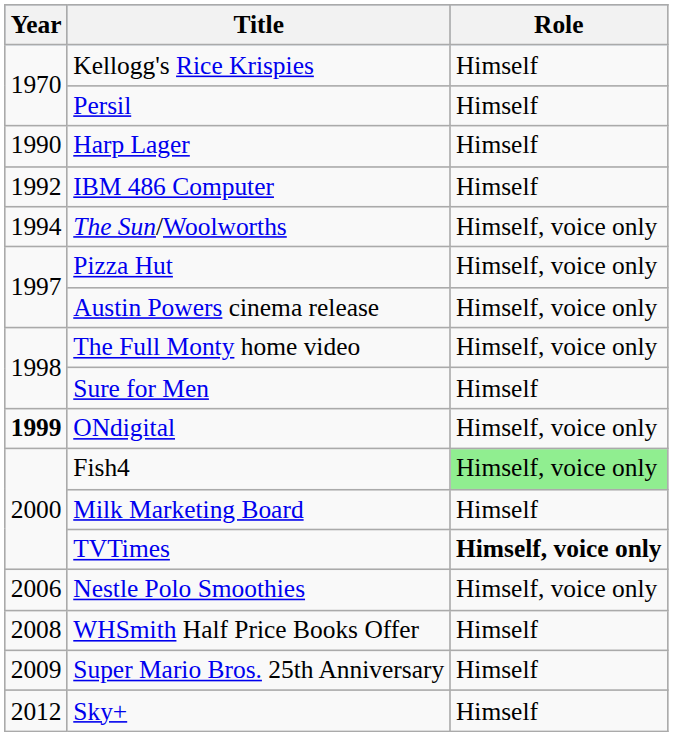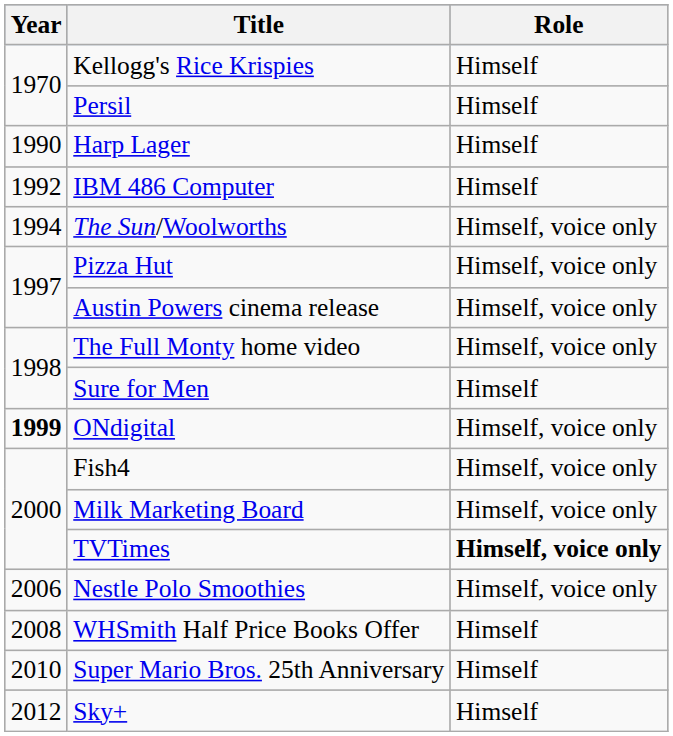(557, 468) lightgreen background -> (557, 468) no background
(497, 508) Himself -> (557, 508) Himself, voice only
(36, 670) 2009 -> (36, 670) 2010
